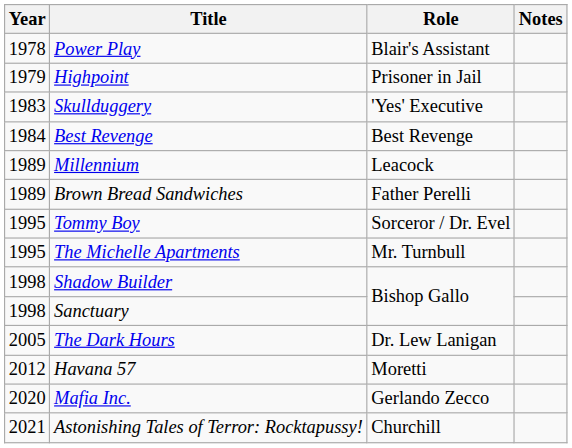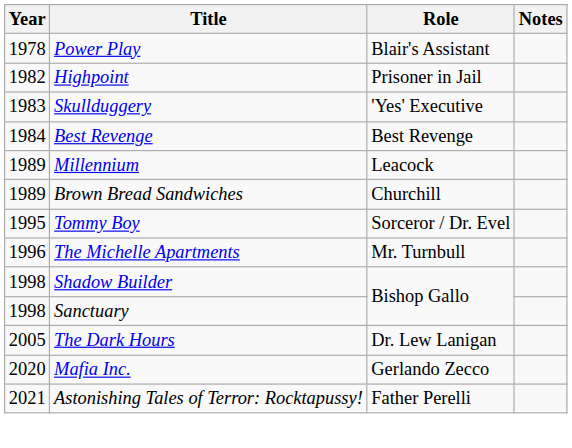(27, 77) 1979 -> (27, 77) 1982
(421, 194) Father Perelli -> (406, 194) Churchill
(27, 252) 1995 -> (27, 252) 1996
- row: (95, 369)
(406, 427) Churchill -> (421, 398) Father Perelli
